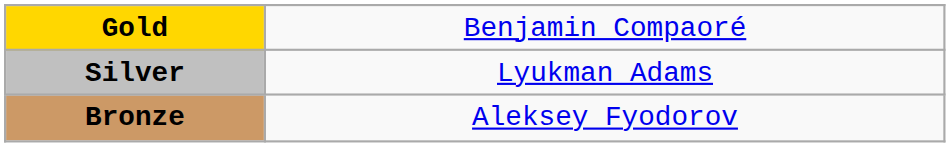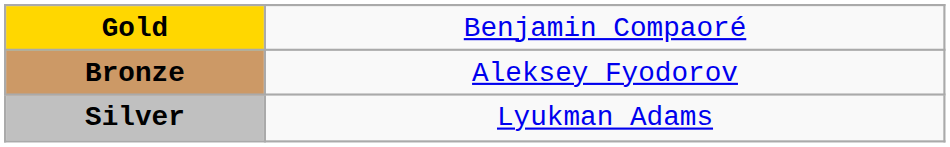rows swapped: (135, 73) <-> (135, 118)
